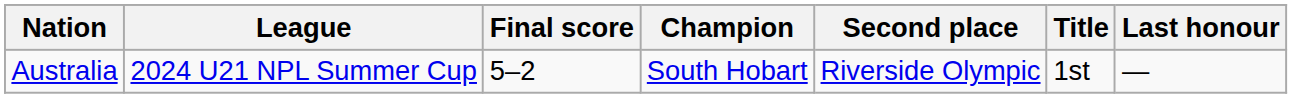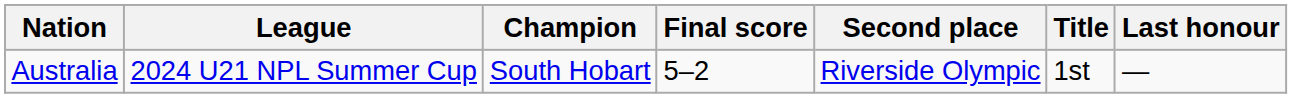columns swapped: (727, 27) <-> (562, 27)
